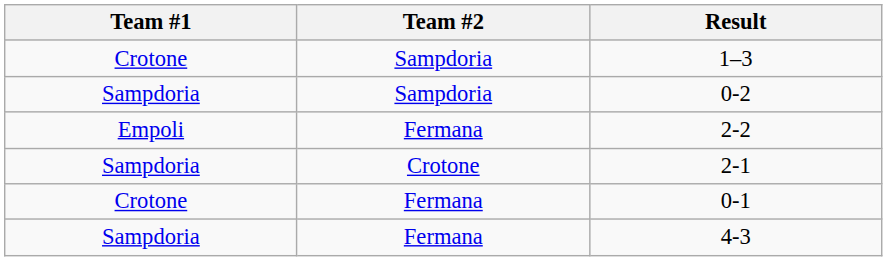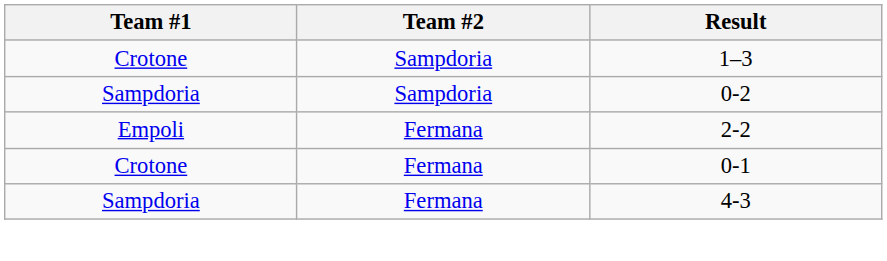- row: (736, 165)
